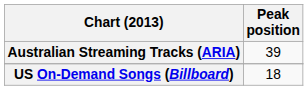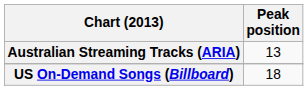(273, 52) 39 -> (273, 52) 13
